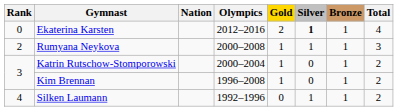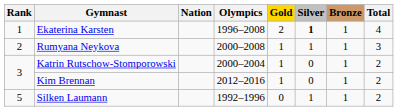(19, 30) 0 -> (19, 30) 1
(241, 30) 2012–2016 -> (241, 30) 1996–2008
(241, 81) 1996–2008 -> (241, 81) 2012–2016
(19, 98) 4 -> (19, 98) 5
